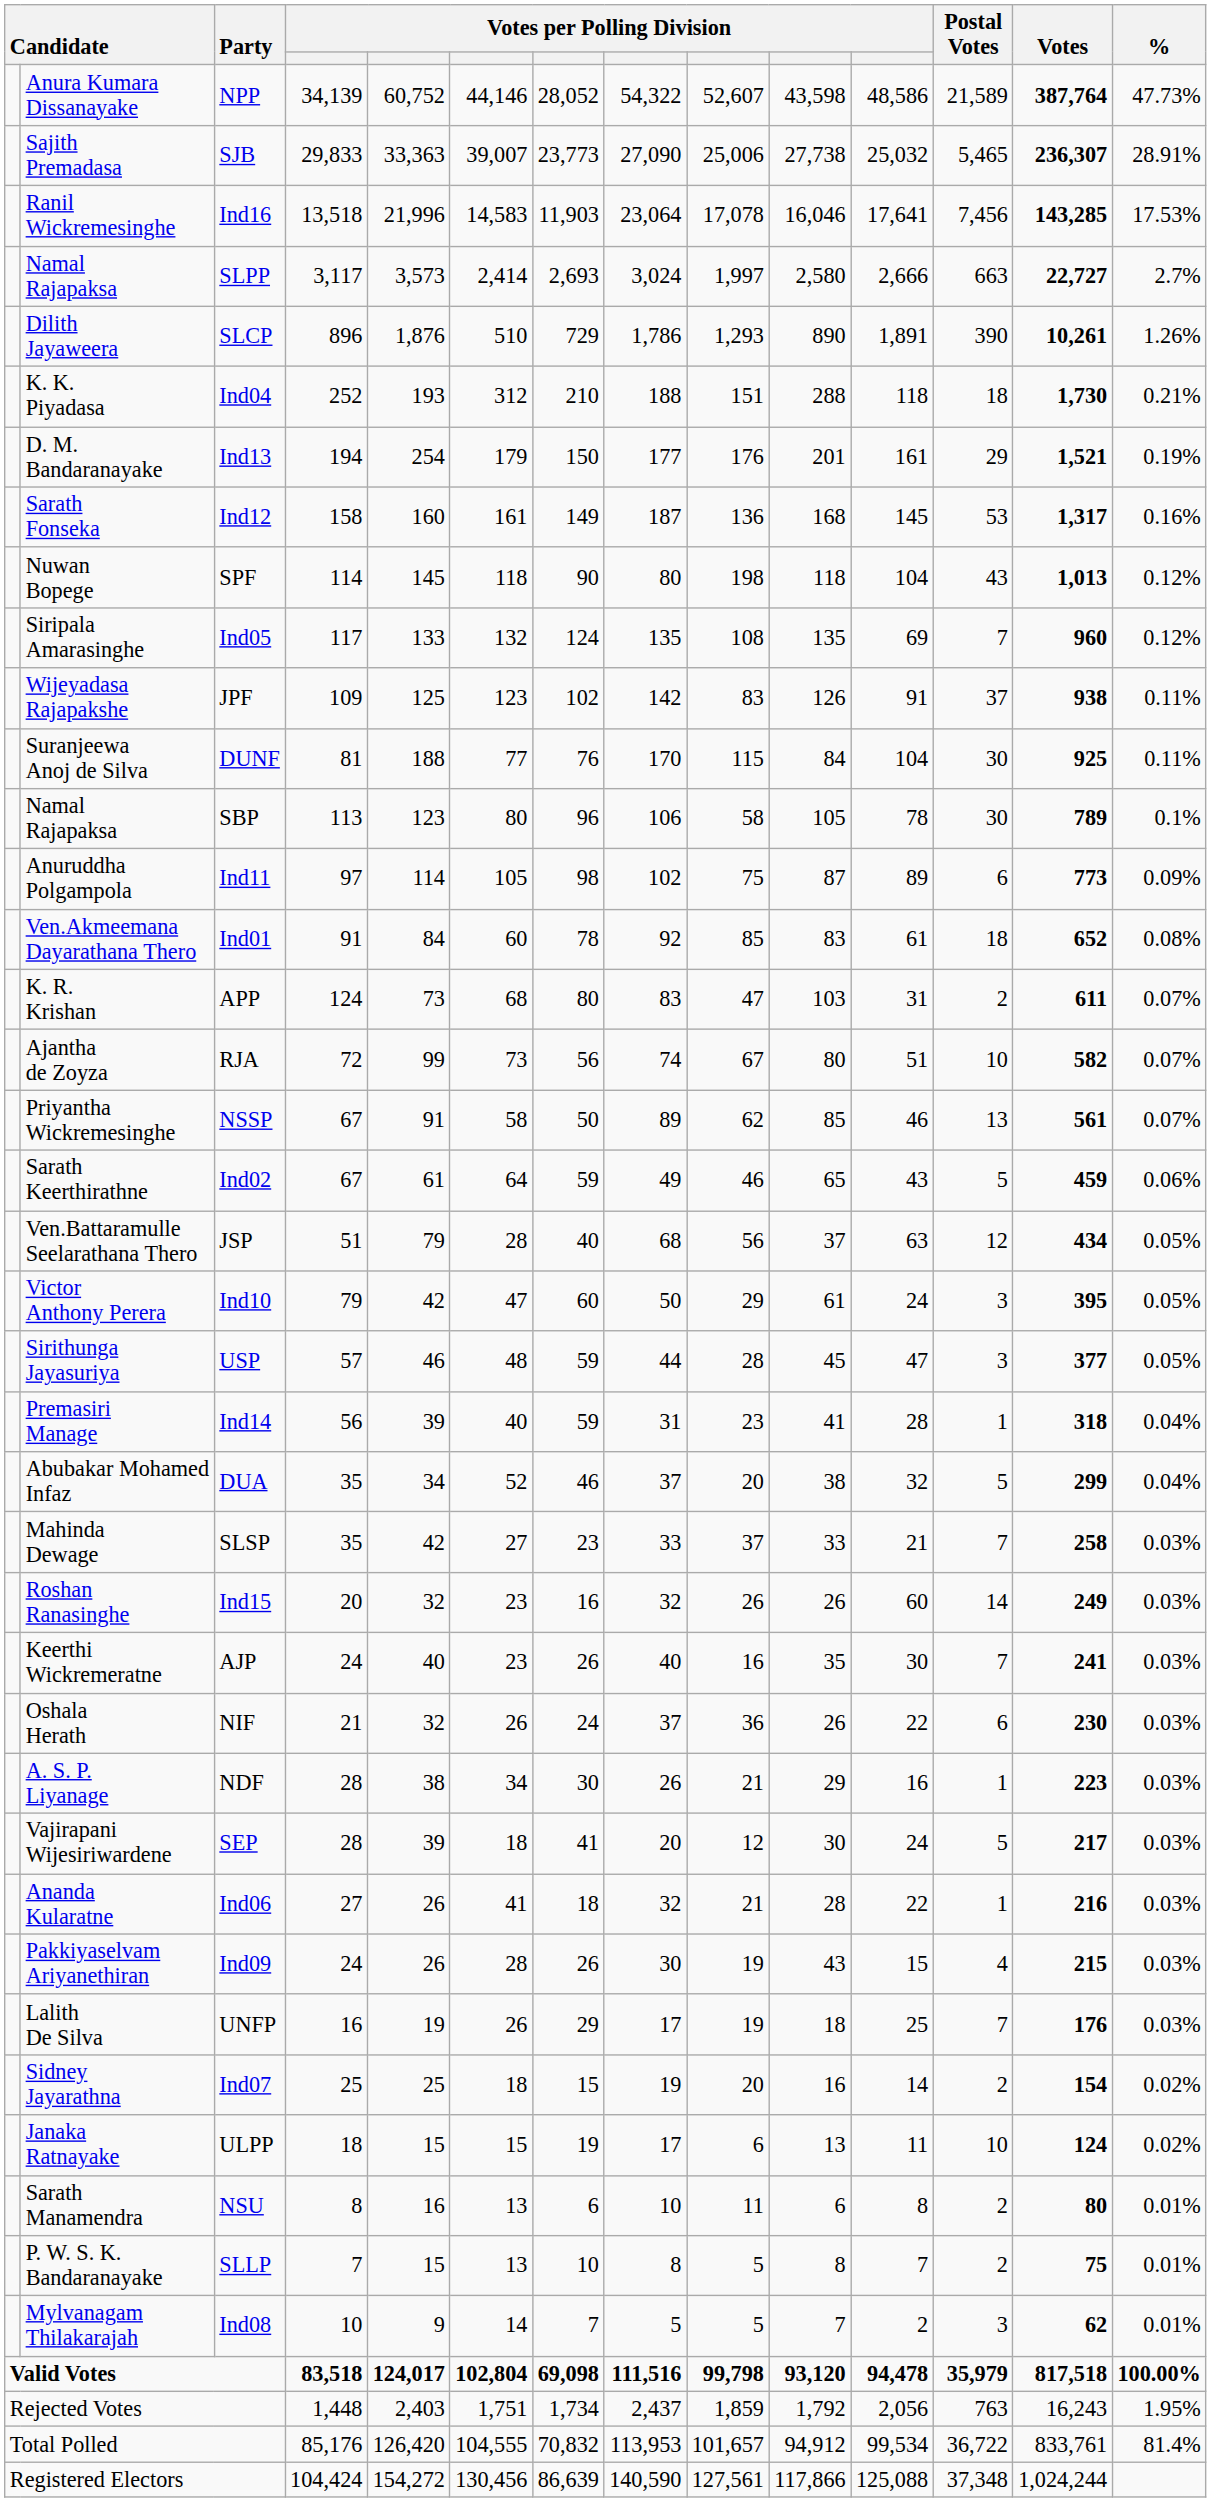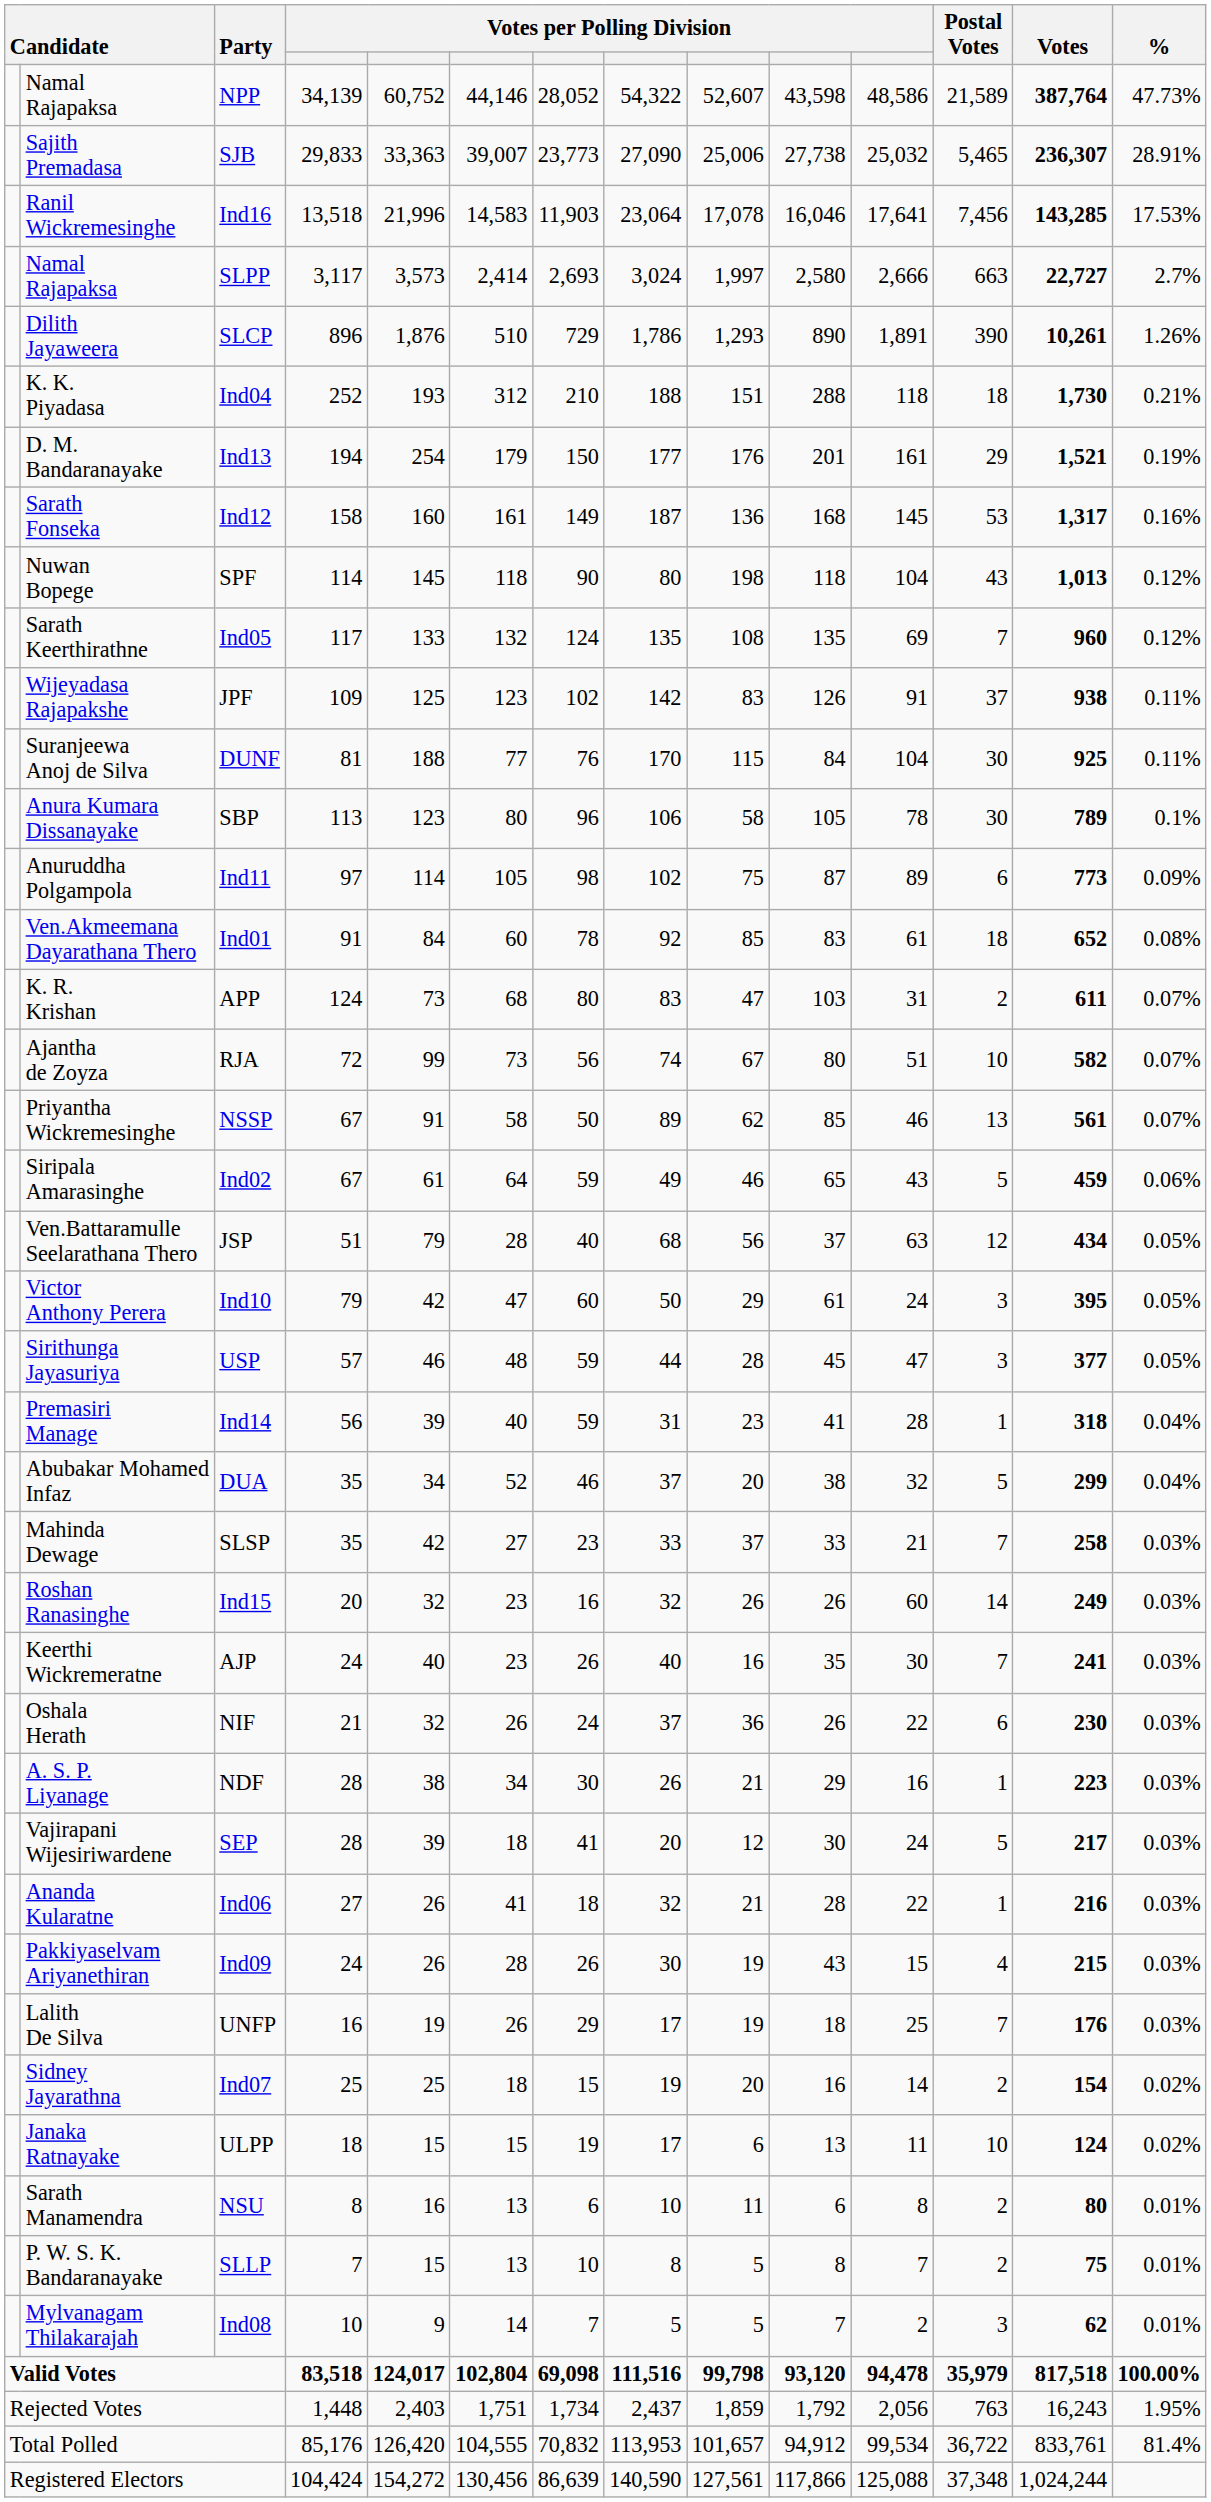(92, 94) Anura Kumara Dissanayake -> (71, 94) Namal Rajapaksa
(85, 637) Siripala Amarasinghe -> (87, 637) Sarath Keerthirathne
(71, 818) Namal Rajapaksa -> (92, 818) Anura Kumara Dissanayake
(87, 1180) Sarath Keerthirathne -> (85, 1180) Siripala Amarasinghe
